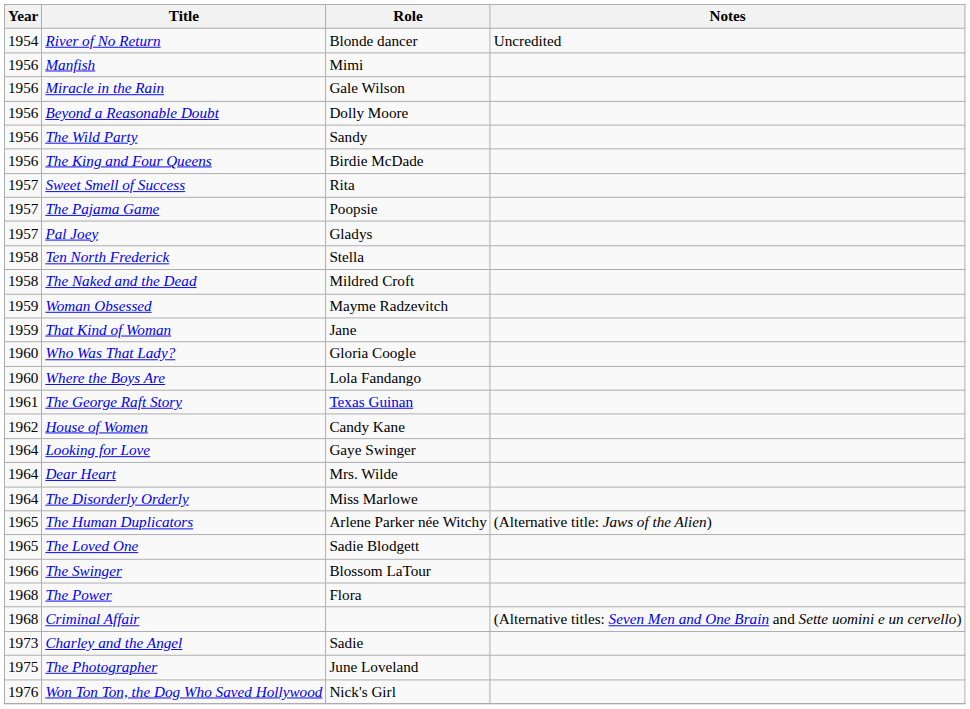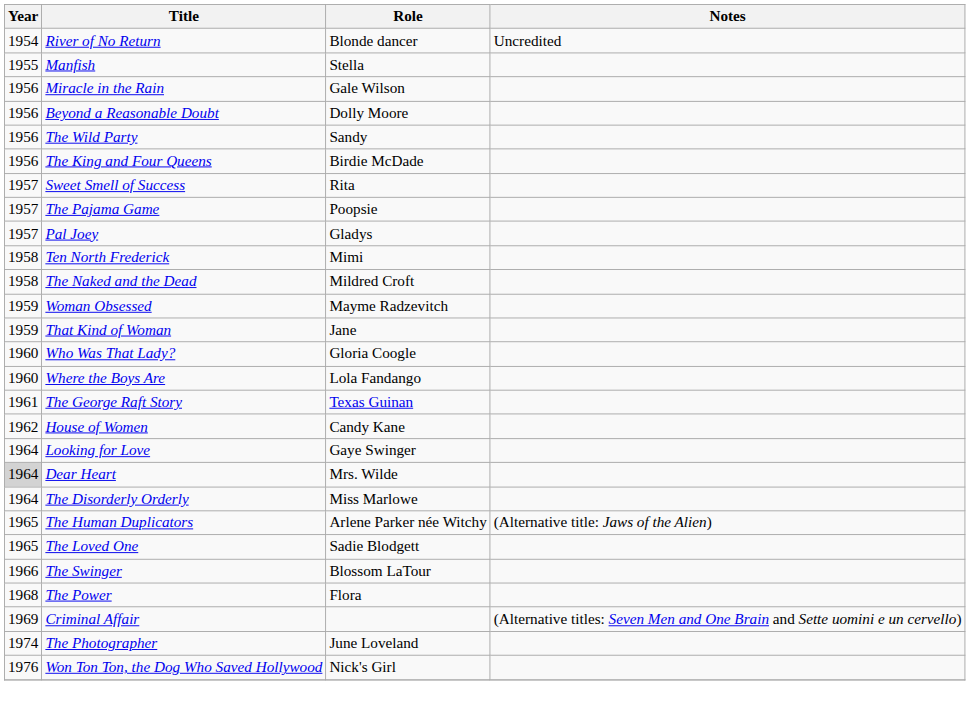(23, 64) 1956 -> (23, 64) 1955
(346, 64) Mimi -> (347, 64) Stella
(347, 257) Stella -> (346, 257) Mimi
(23, 474) no background -> (23, 474) lightgrey background
(23, 619) 1968 -> (23, 619) 1969
- row: (114, 643)
(23, 667) 1975 -> (23, 643) 1974
